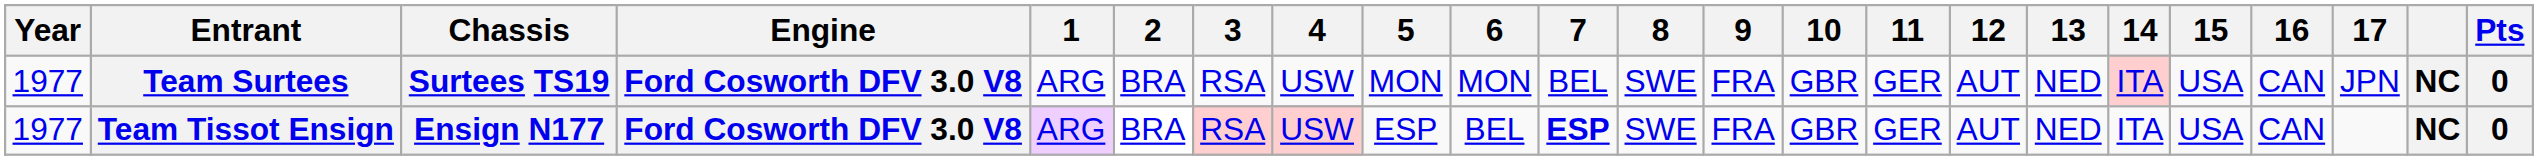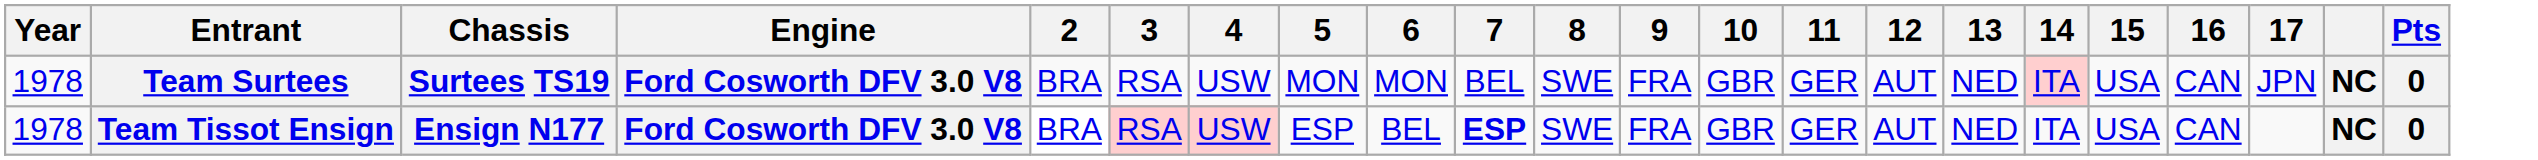- column: (1071, 31)
(48, 81) 1977 -> (48, 81) 1978
(48, 131) 1977 -> (48, 131) 1978
